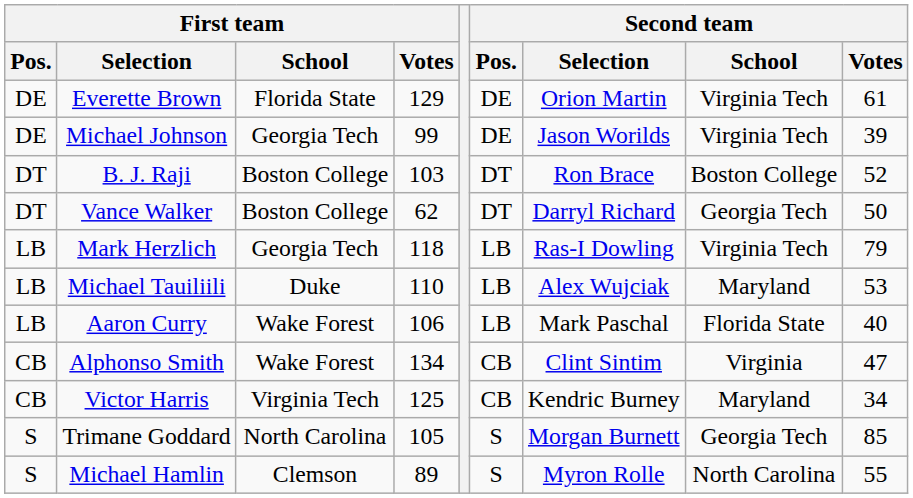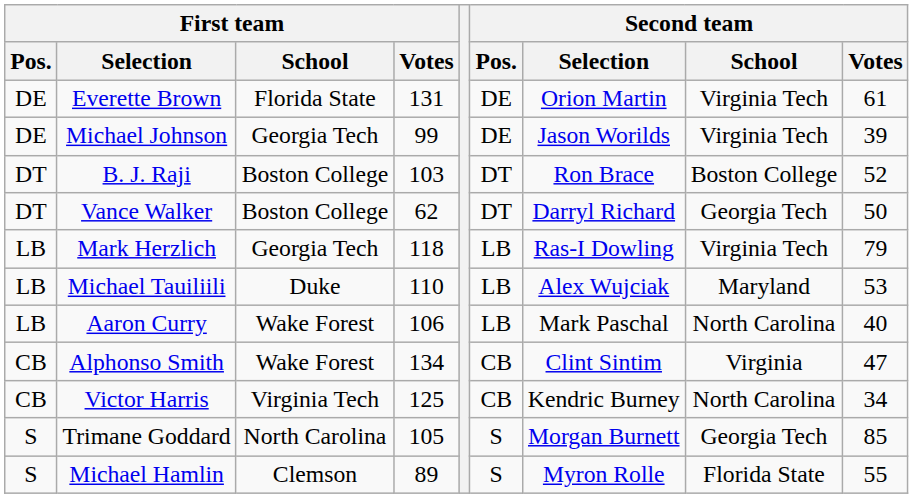(426, 98) 129 -> (426, 98) 131
(764, 323) Florida State -> (764, 323) North Carolina
(764, 398) Maryland -> (764, 398) North Carolina
(764, 473) North Carolina -> (764, 473) Florida State
